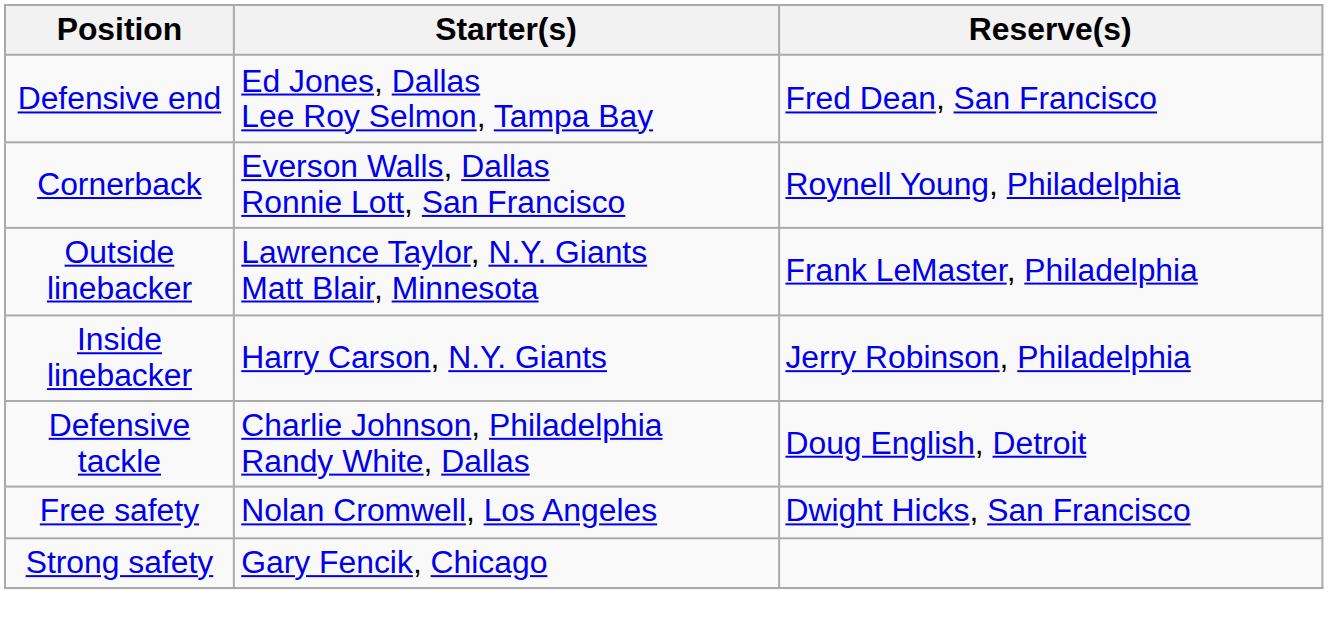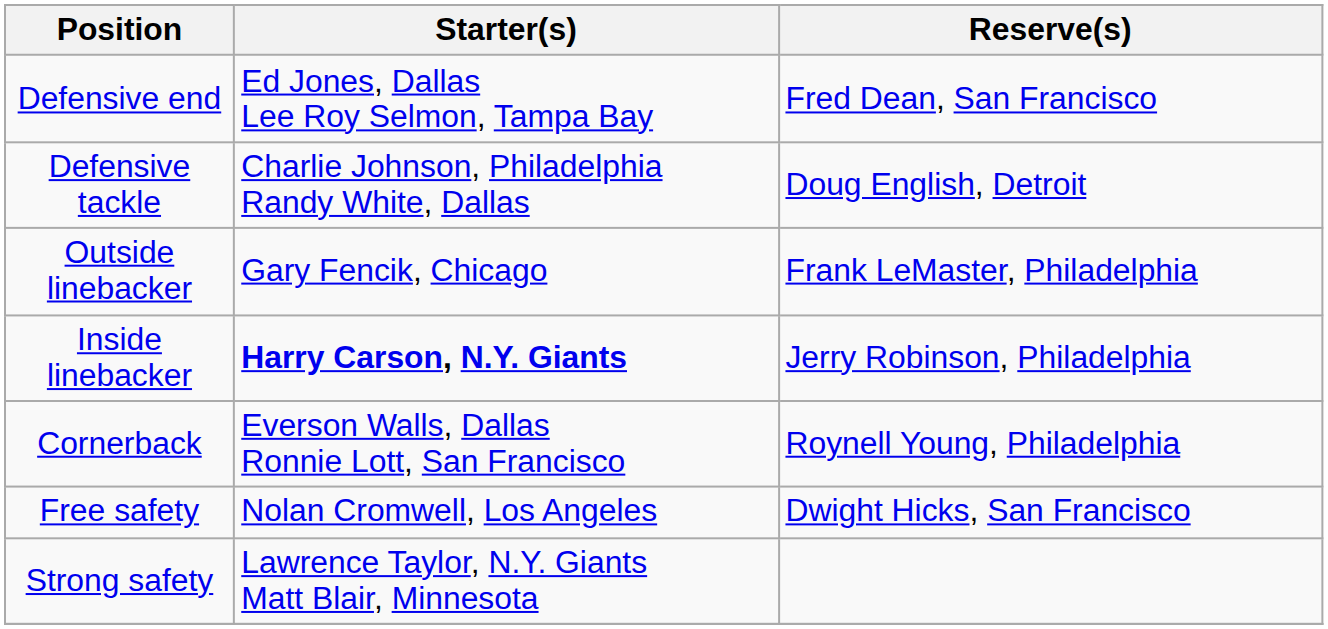rows swapped: (119, 443) <-> (119, 184)
(444, 270) Lawrence Taylor, N.Y. Giants Matt Blair, Minnesota -> (394, 270) Gary Fencik, Chicago
(424, 357) normal -> (434, 357) bold
(394, 562) Gary Fencik, Chicago -> (444, 580) Lawrence Taylor, N.Y. Giants Matt Blair, Minnesota
